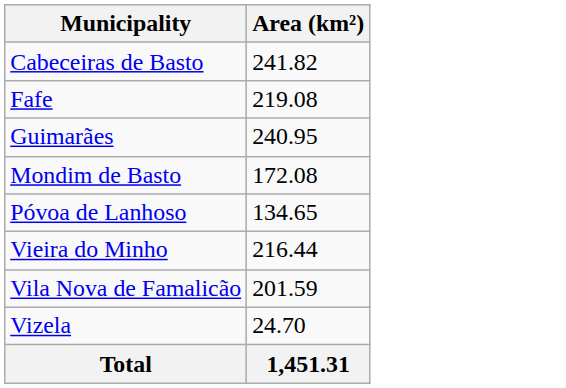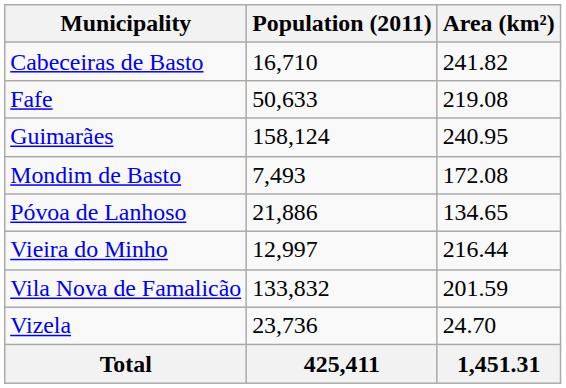+ column: (342, 23)
